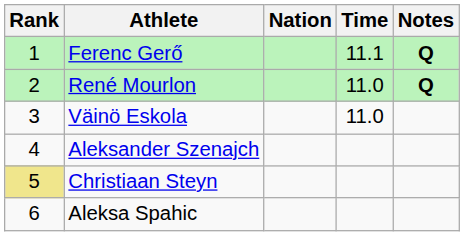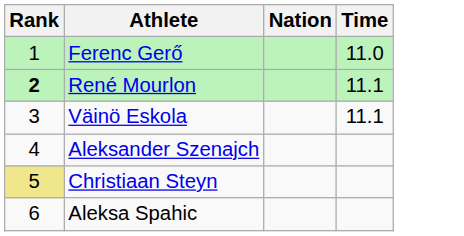- column: (426, 20)
(365, 52) 11.1 -> (365, 52) 11.0
(34, 85) normal -> (34, 85) bold
(365, 85) 11.0 -> (365, 85) 11.1
(365, 117) 11.0 -> (365, 117) 11.1
